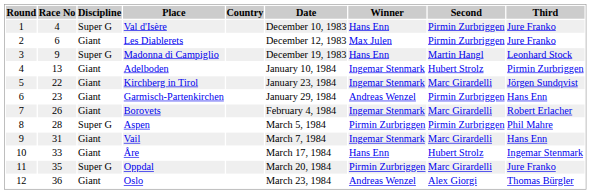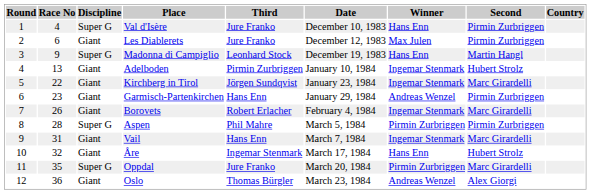columns swapped: (245, 12) <-> (545, 12)
(57, 153) 33 -> (57, 153) 32
